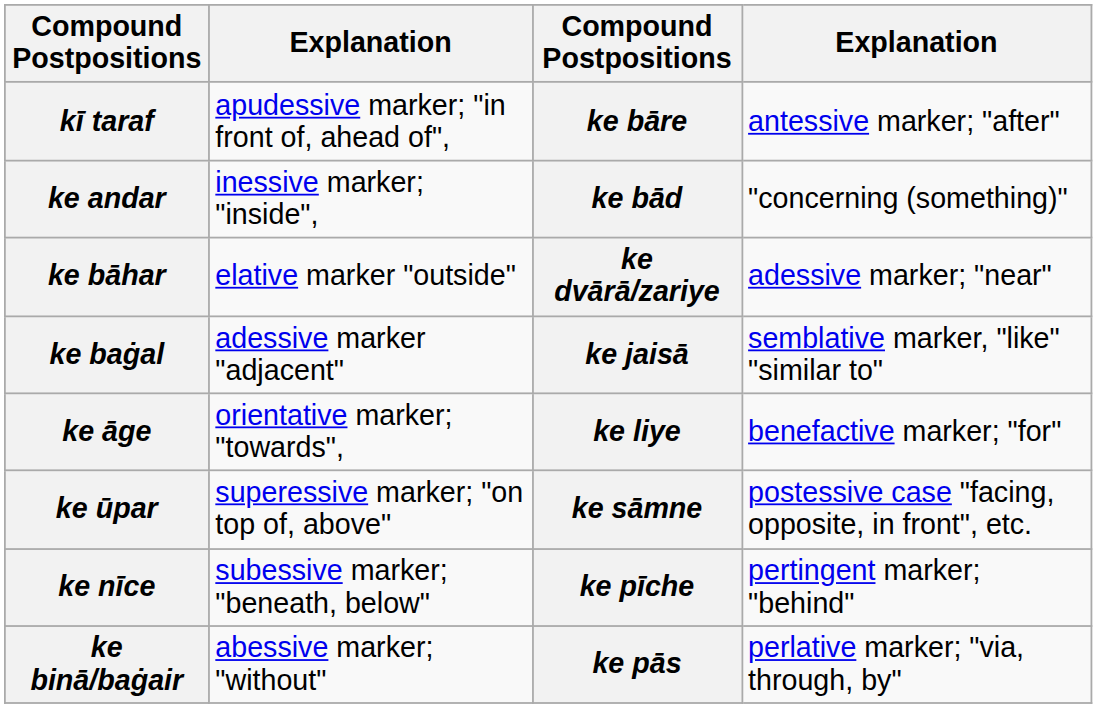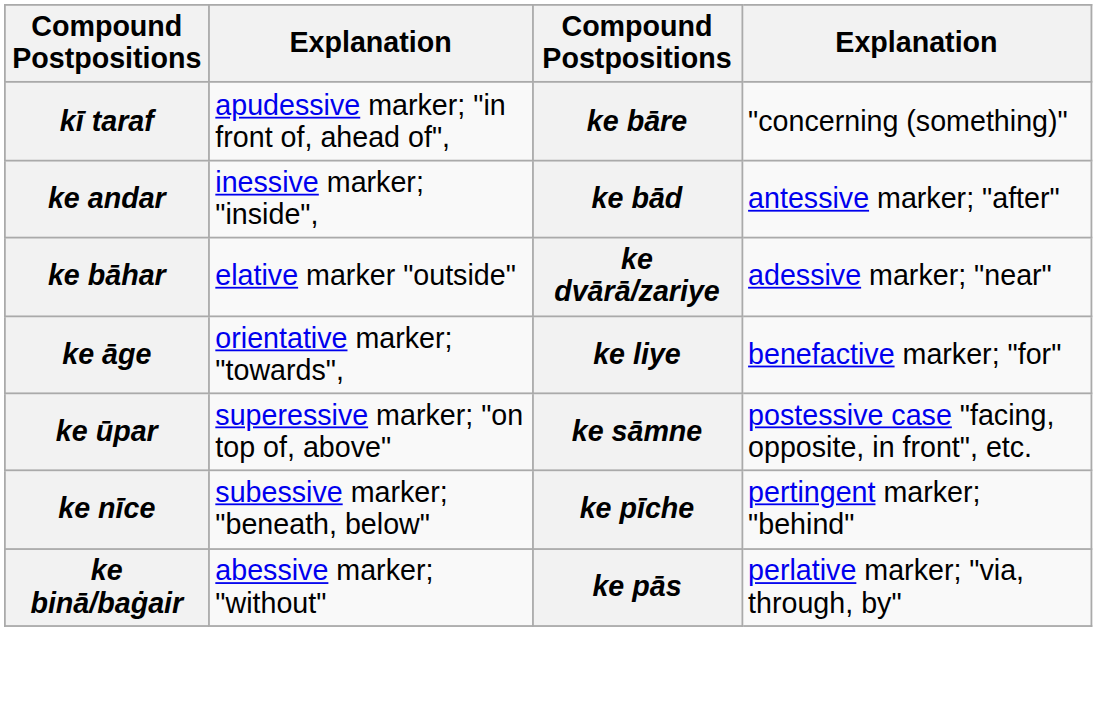(904, 120) antessive marker; "after" -> (908, 120) "concerning (something)"
(908, 198) "concerning (something)" -> (904, 198) antessive marker; "after"
- row: (107, 353)
